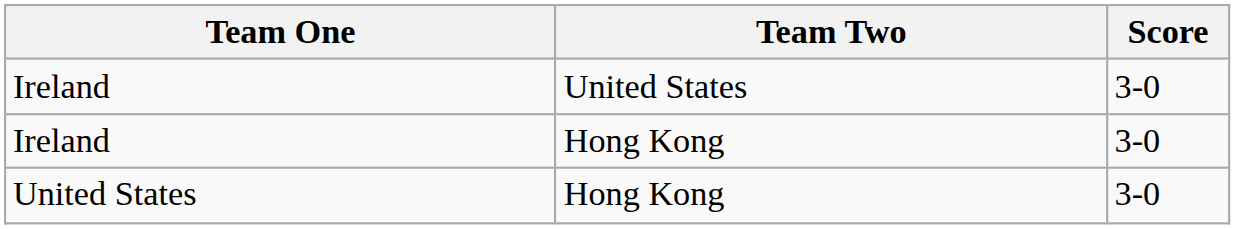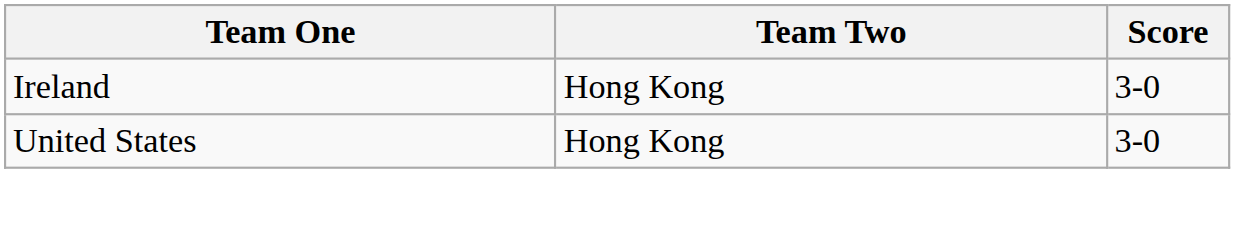- row: (61, 85)
